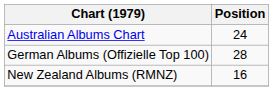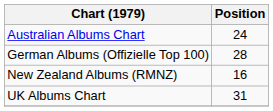+ row: (56, 95)
